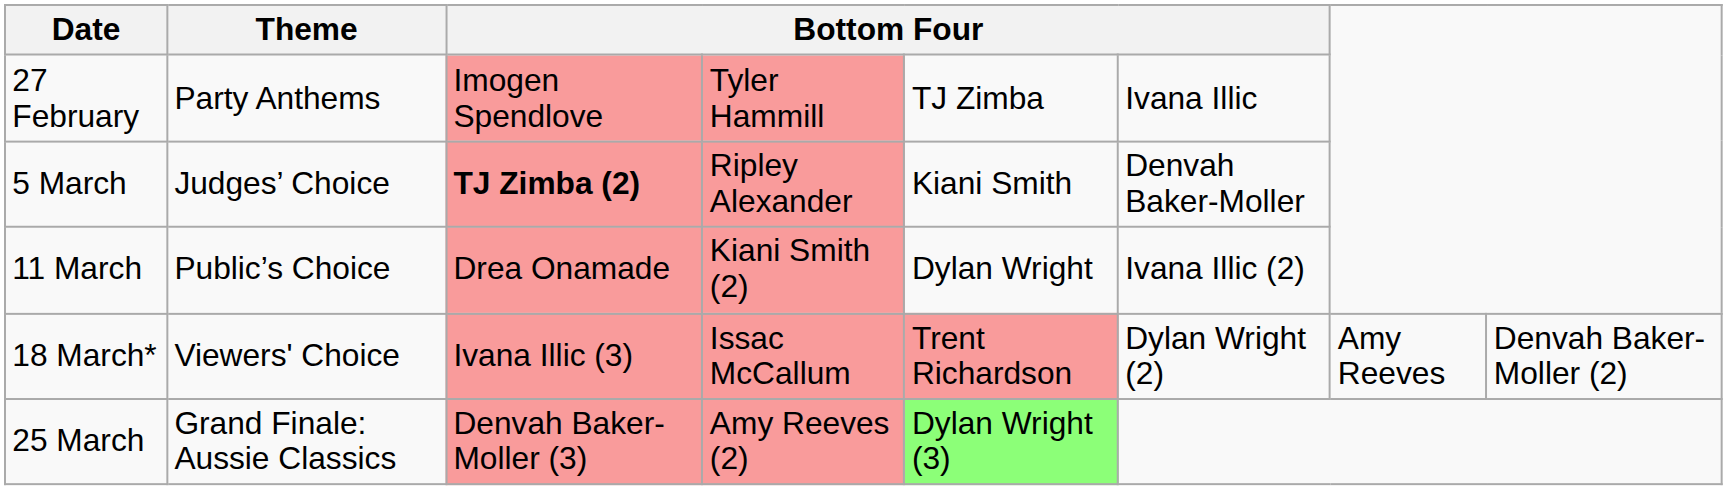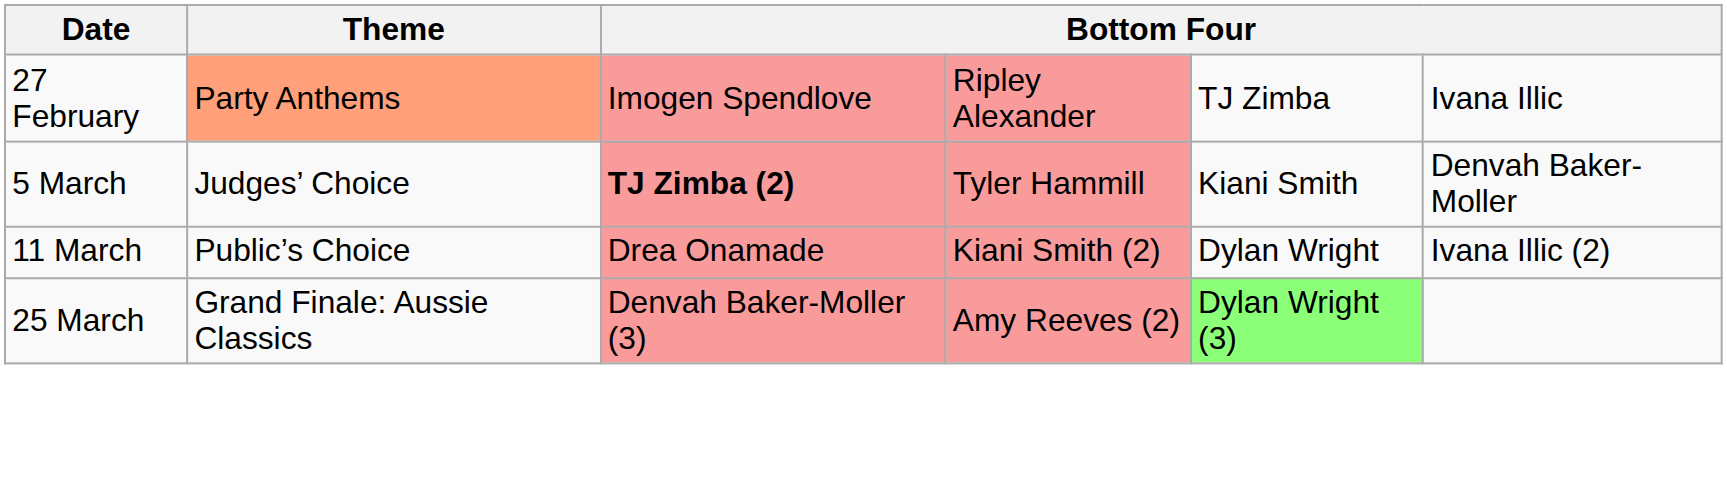(277, 97) no background -> (297, 97) lightsalmon background
(767, 97) Tyler Hammill -> (1024, 97) Ripley Alexander
(781, 183) Ripley Alexander -> (1049, 183) Tyler Hammill
- row: (84, 355)
